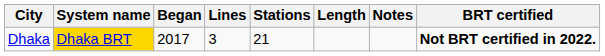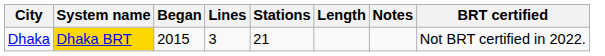(173, 39) 2017 -> (173, 39) 2015
(508, 39) bold -> (503, 39) normal
